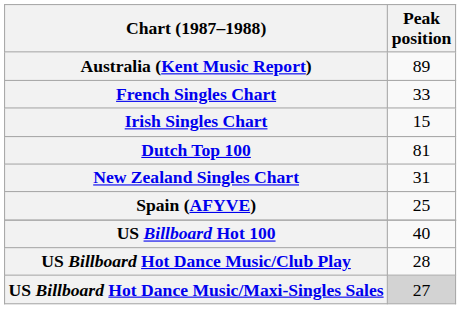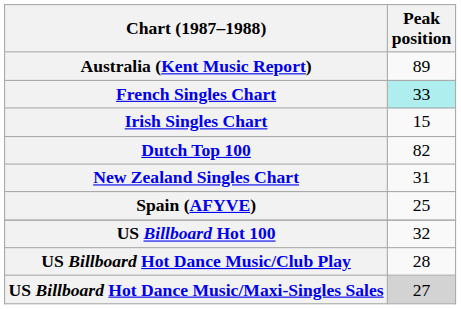(422, 94) no background -> (422, 94) paleturquoise background
(422, 149) 81 -> (422, 149) 82
(422, 233) 40 -> (422, 233) 32
